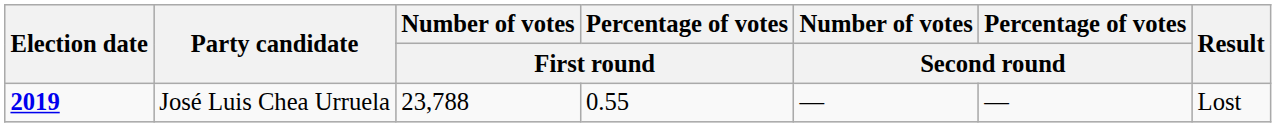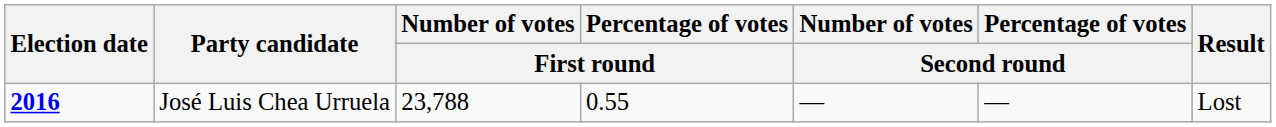(35, 102) 2019 -> (35, 102) 2016
